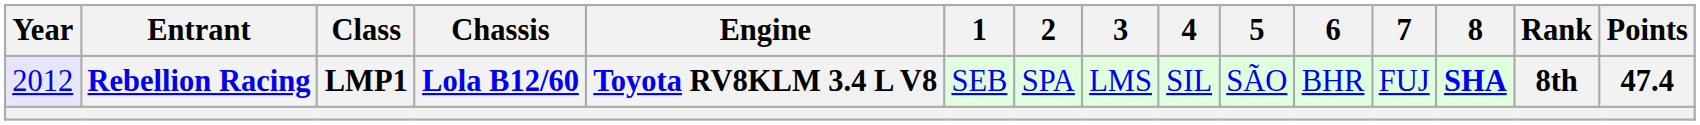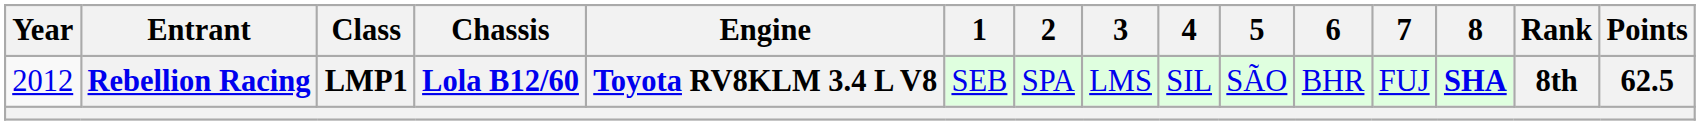(43, 80) lavender background -> (43, 80) no background
(1647, 80) 47.4 -> (1647, 80) 62.5
